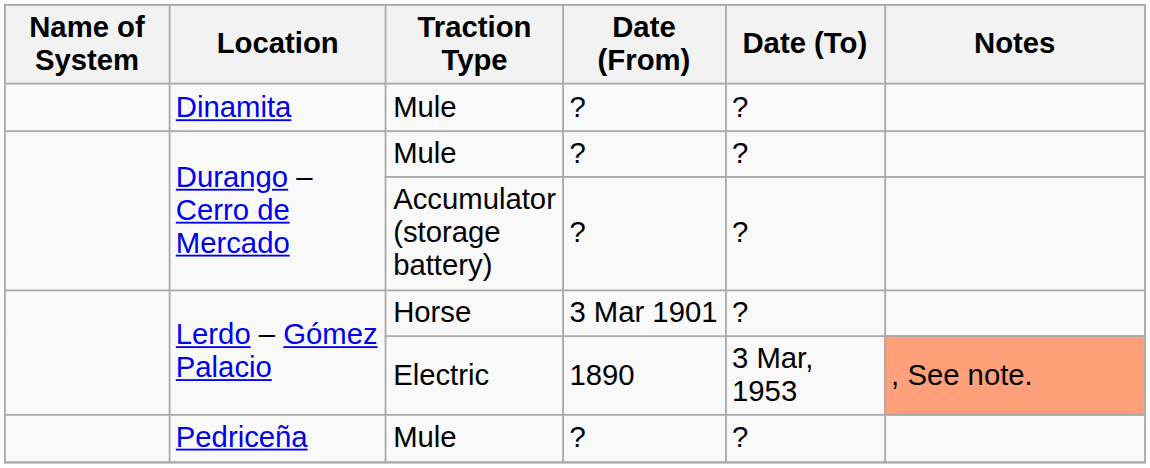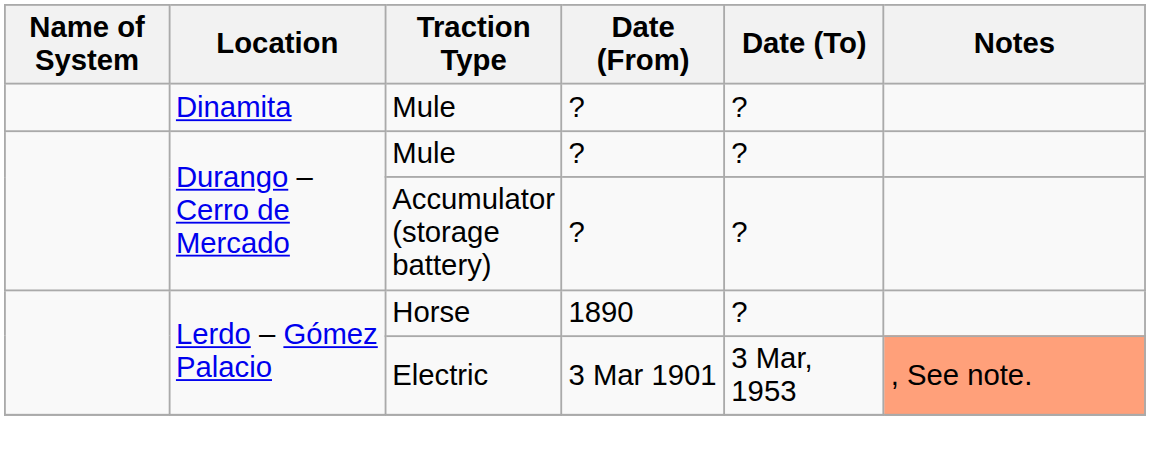(643, 312) 3 Mar 1901 -> (601, 312) 1890
(602, 375) 1890 -> (643, 375) 3 Mar 1901
- row: (242, 438)
